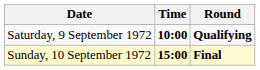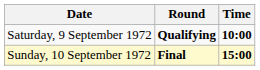columns swapped: (172, 14) <-> (222, 14)
